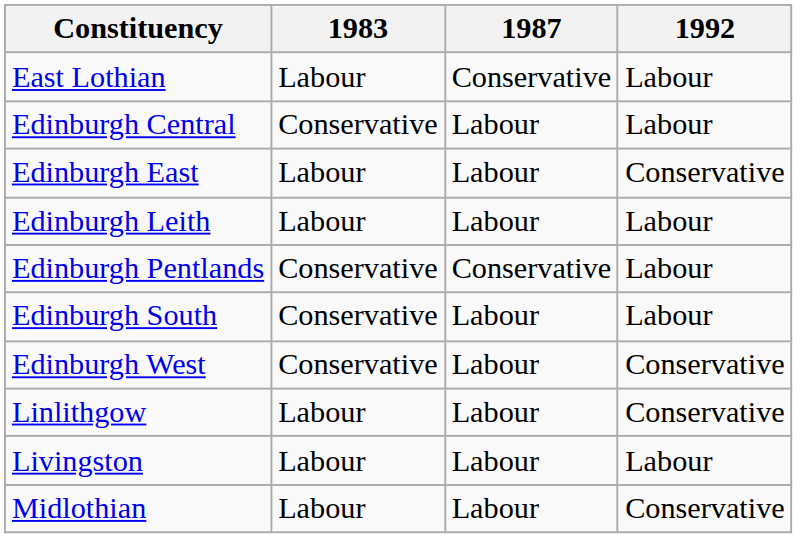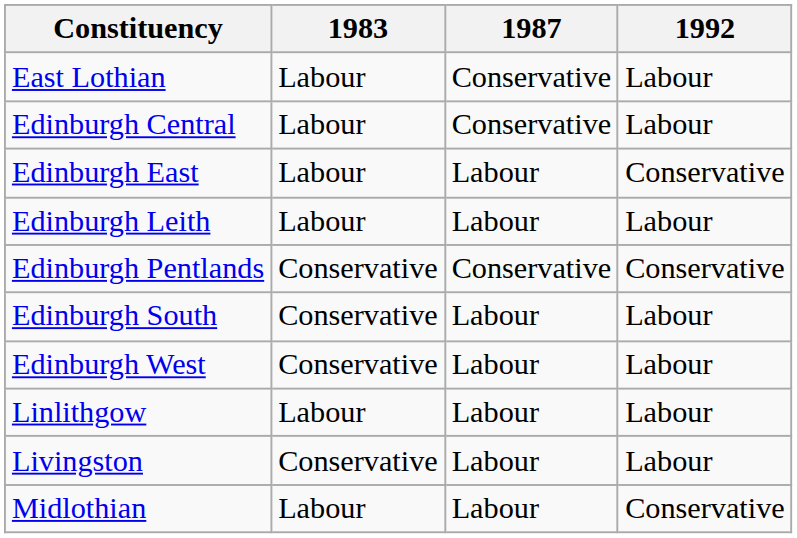(358, 124) Conservative -> (322, 124) Labour
(495, 124) Labour -> (531, 124) Conservative
(669, 268) Labour -> (705, 268) Conservative
(705, 364) Conservative -> (669, 364) Labour
(705, 412) Conservative -> (669, 412) Labour
(322, 460) Labour -> (358, 460) Conservative
